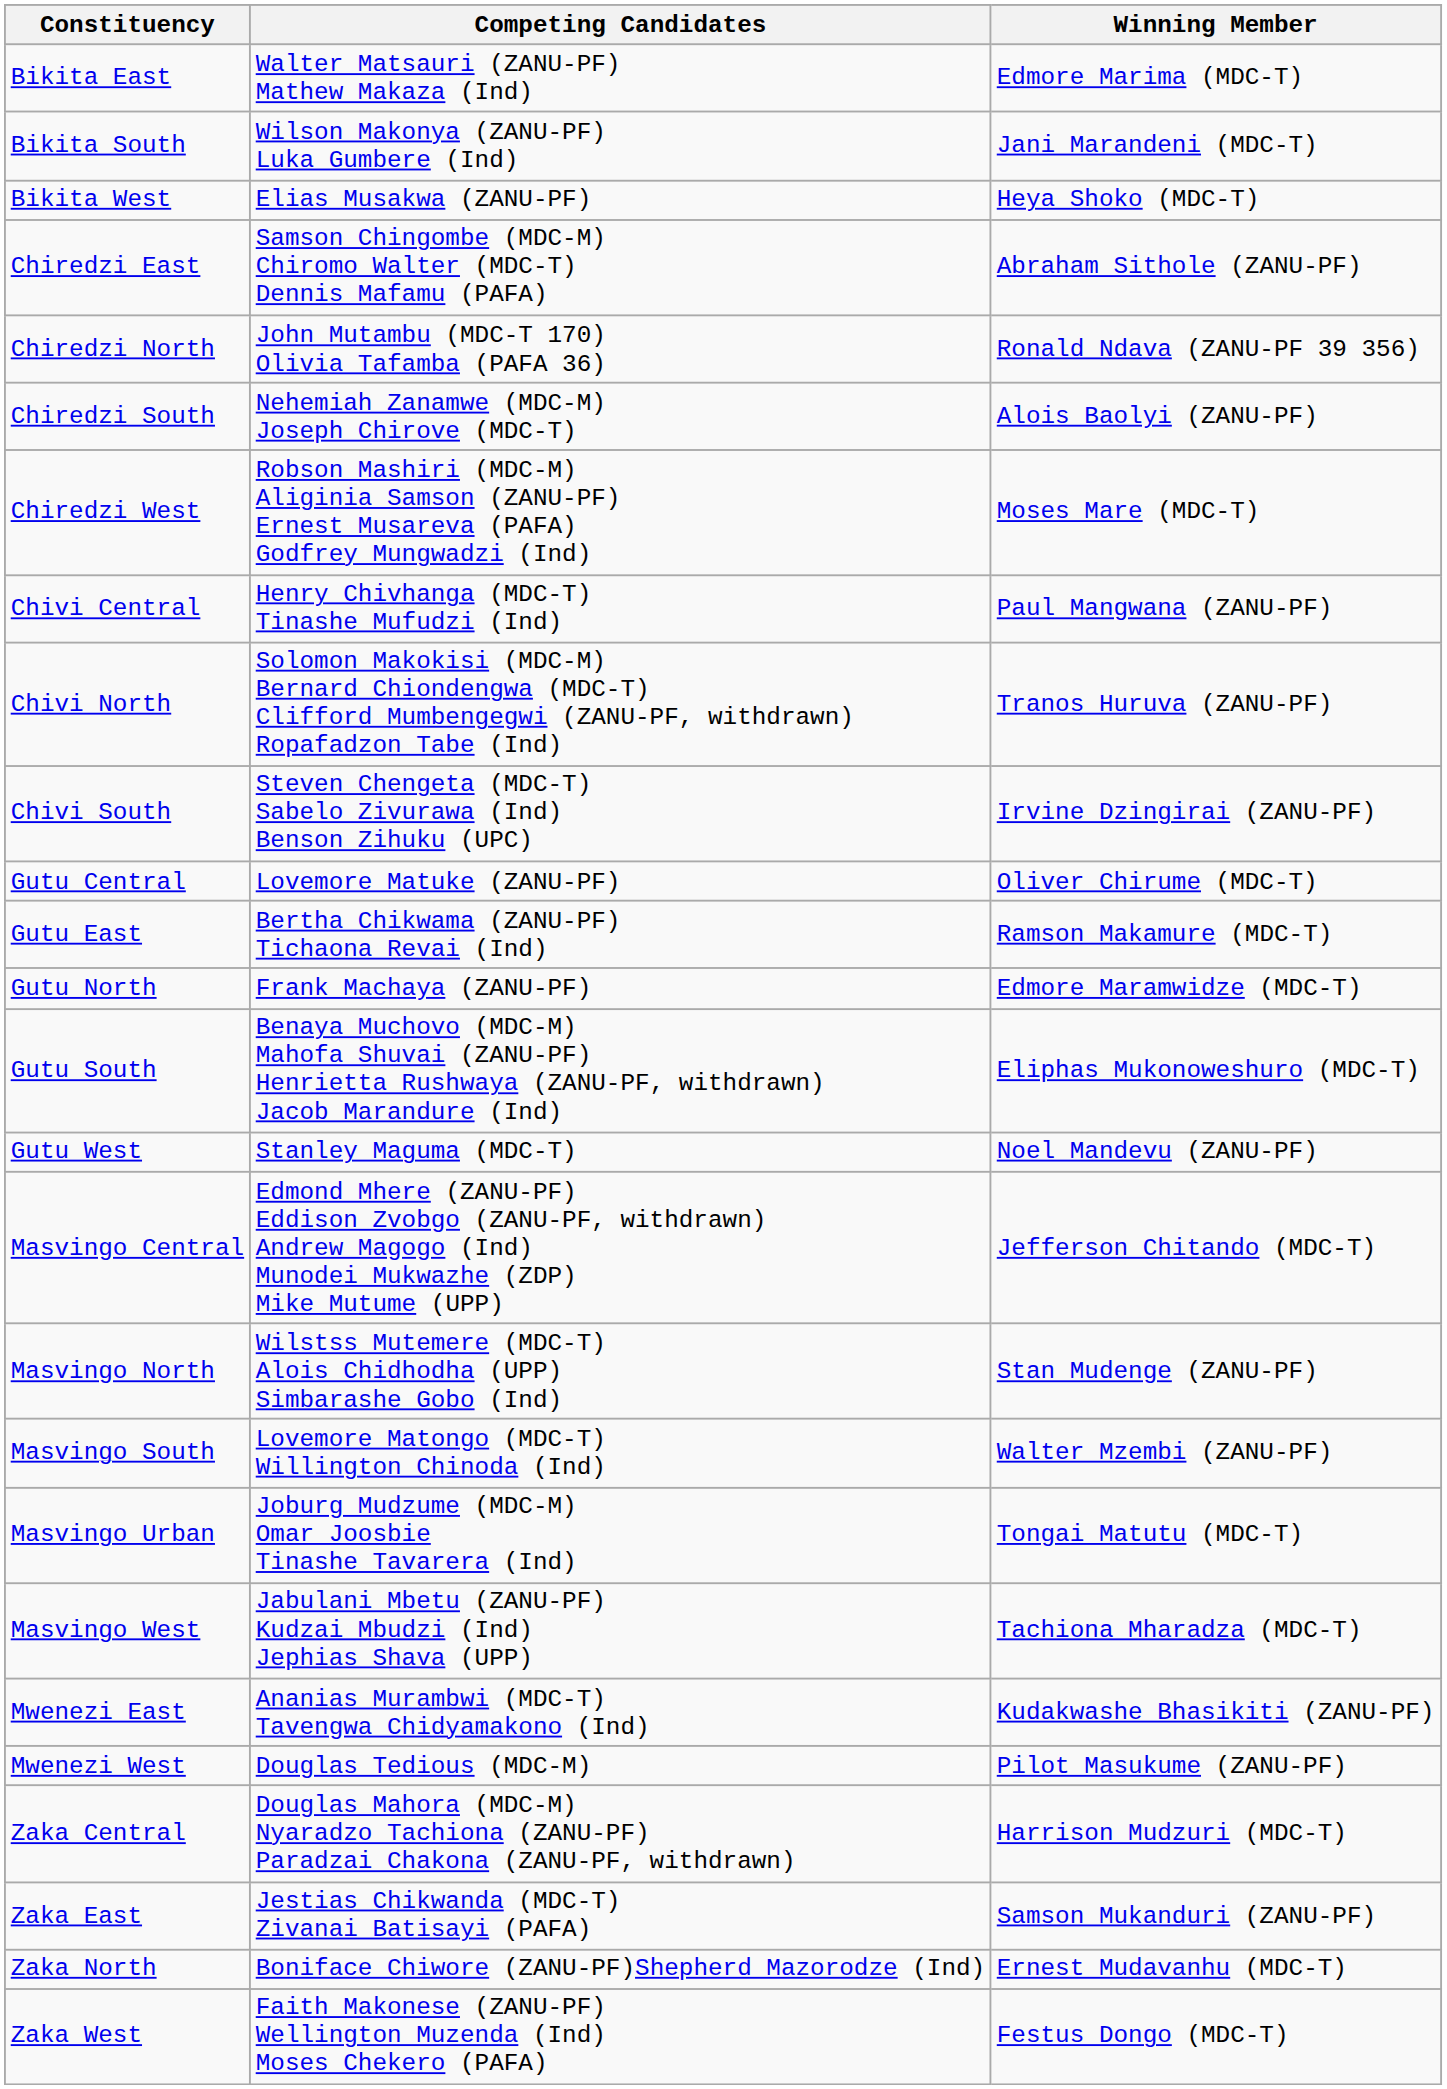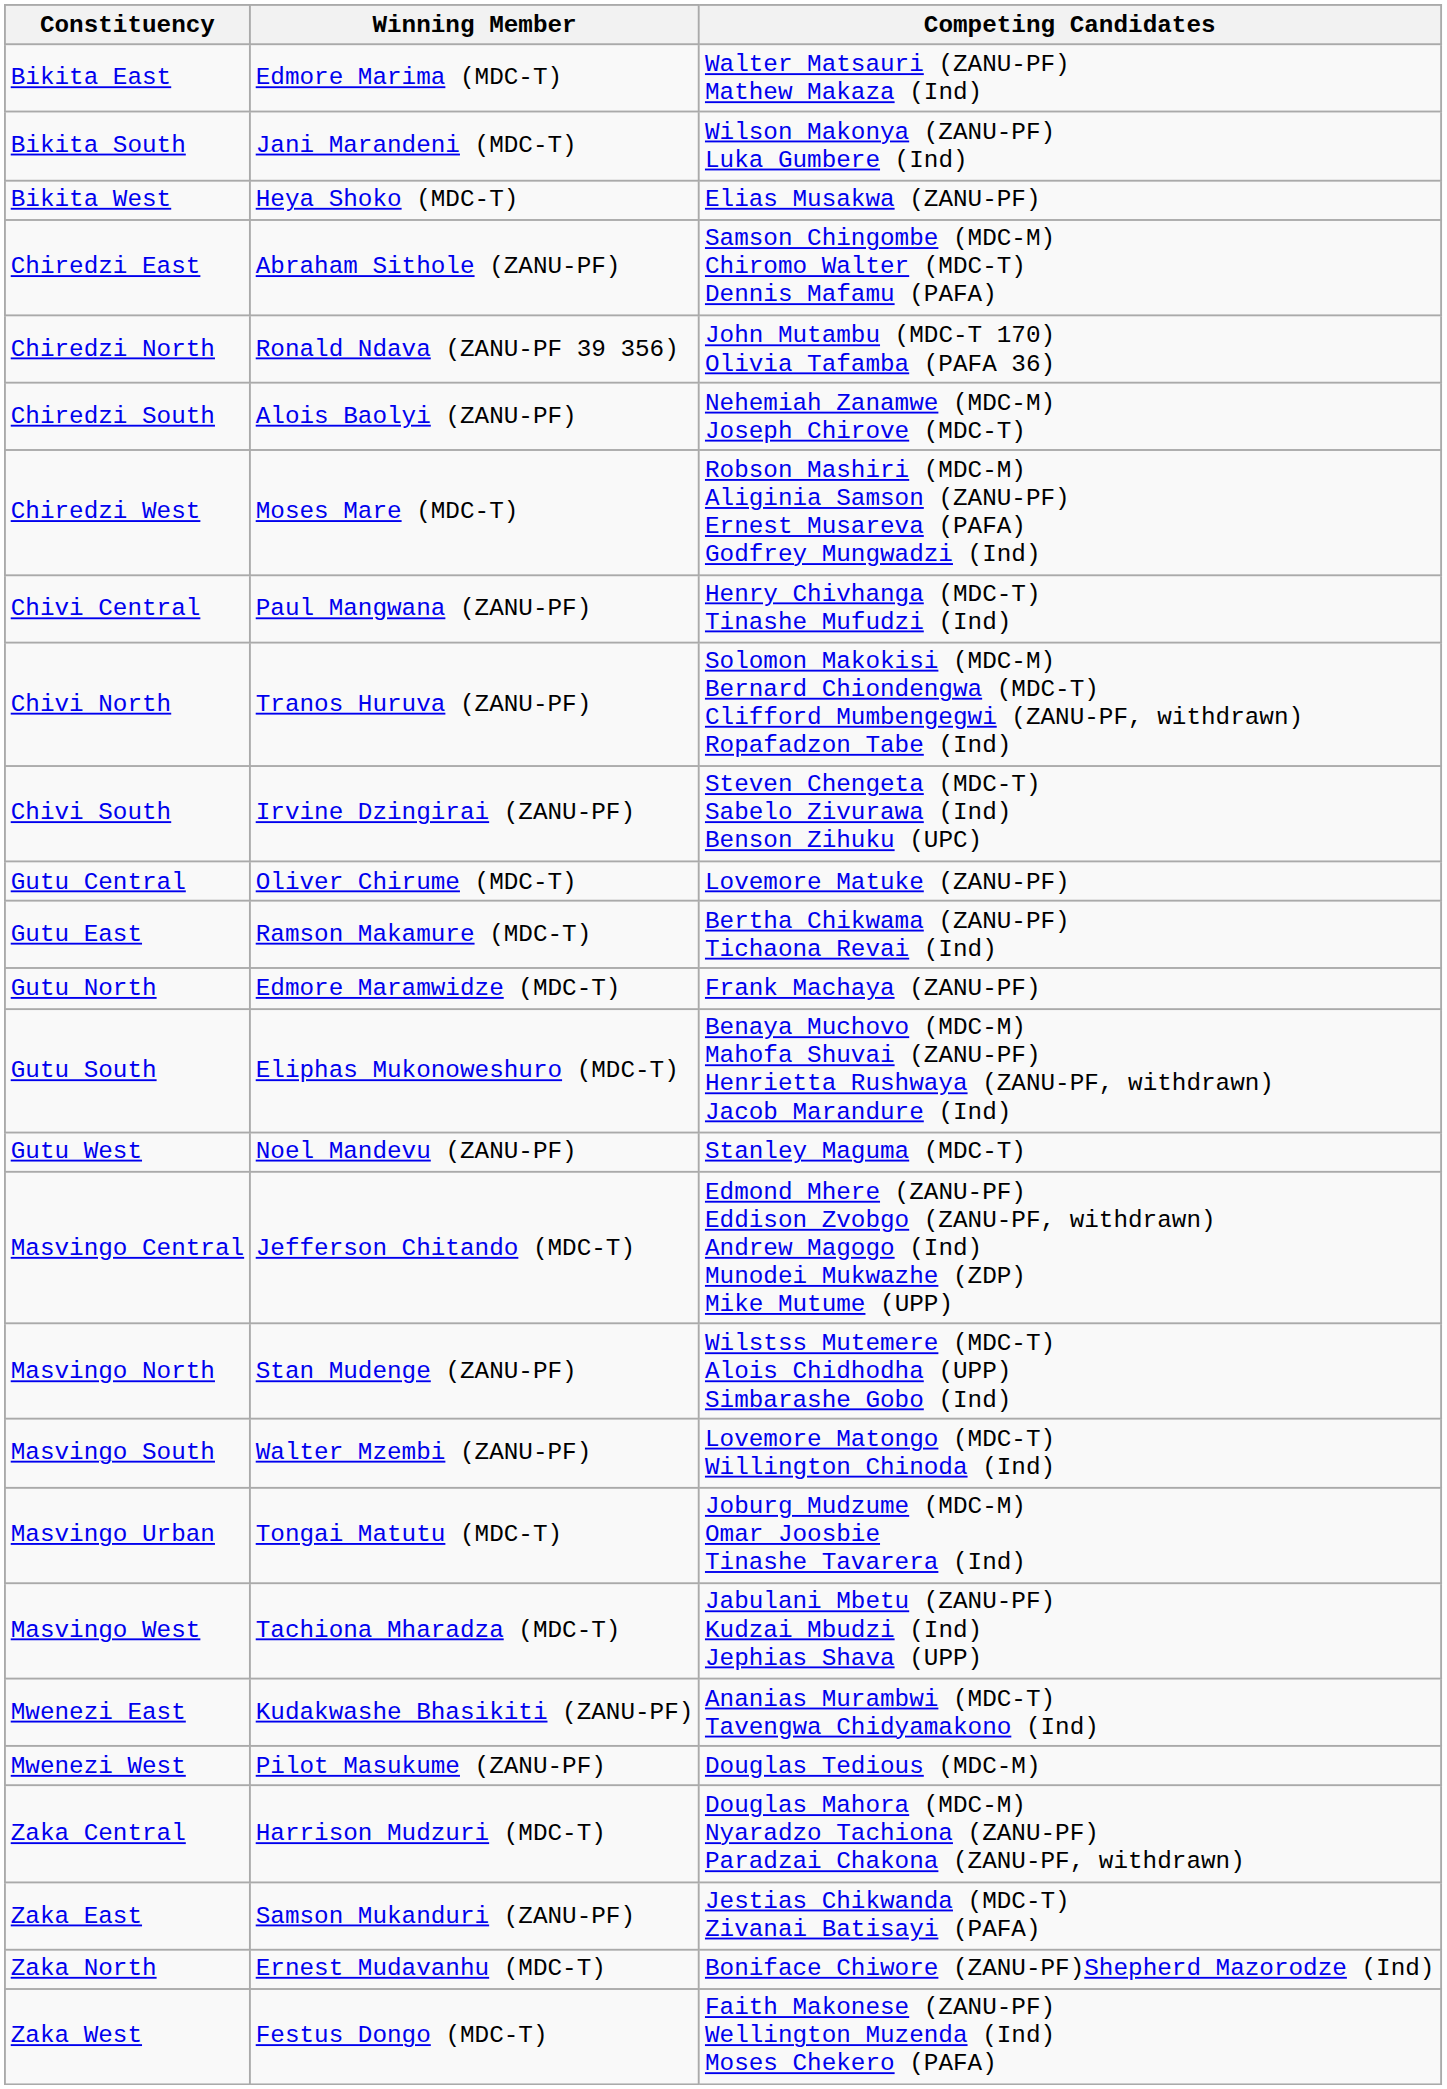columns swapped: (1216, 25) <-> (620, 25)
